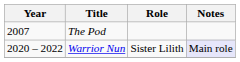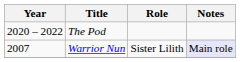(18, 31) 2007 -> (35, 31) 2020 – 2022
(35, 48) 2020 – 2022 -> (18, 48) 2007
